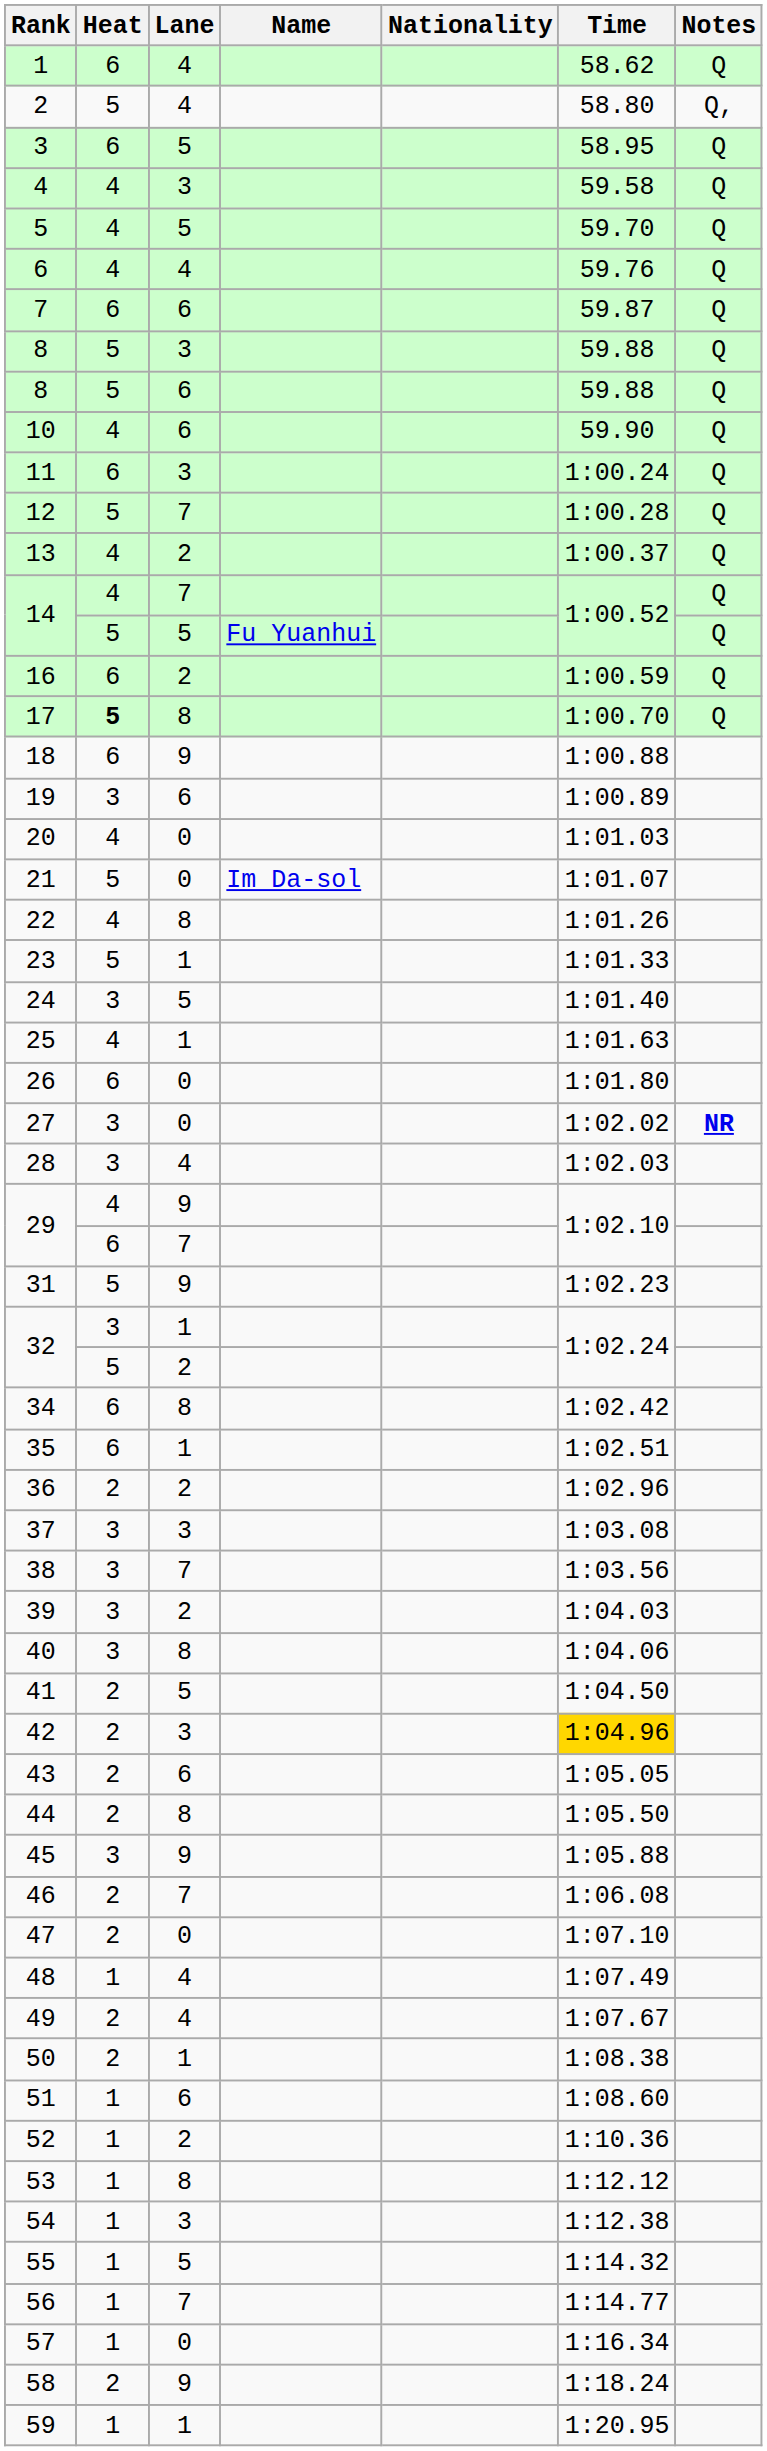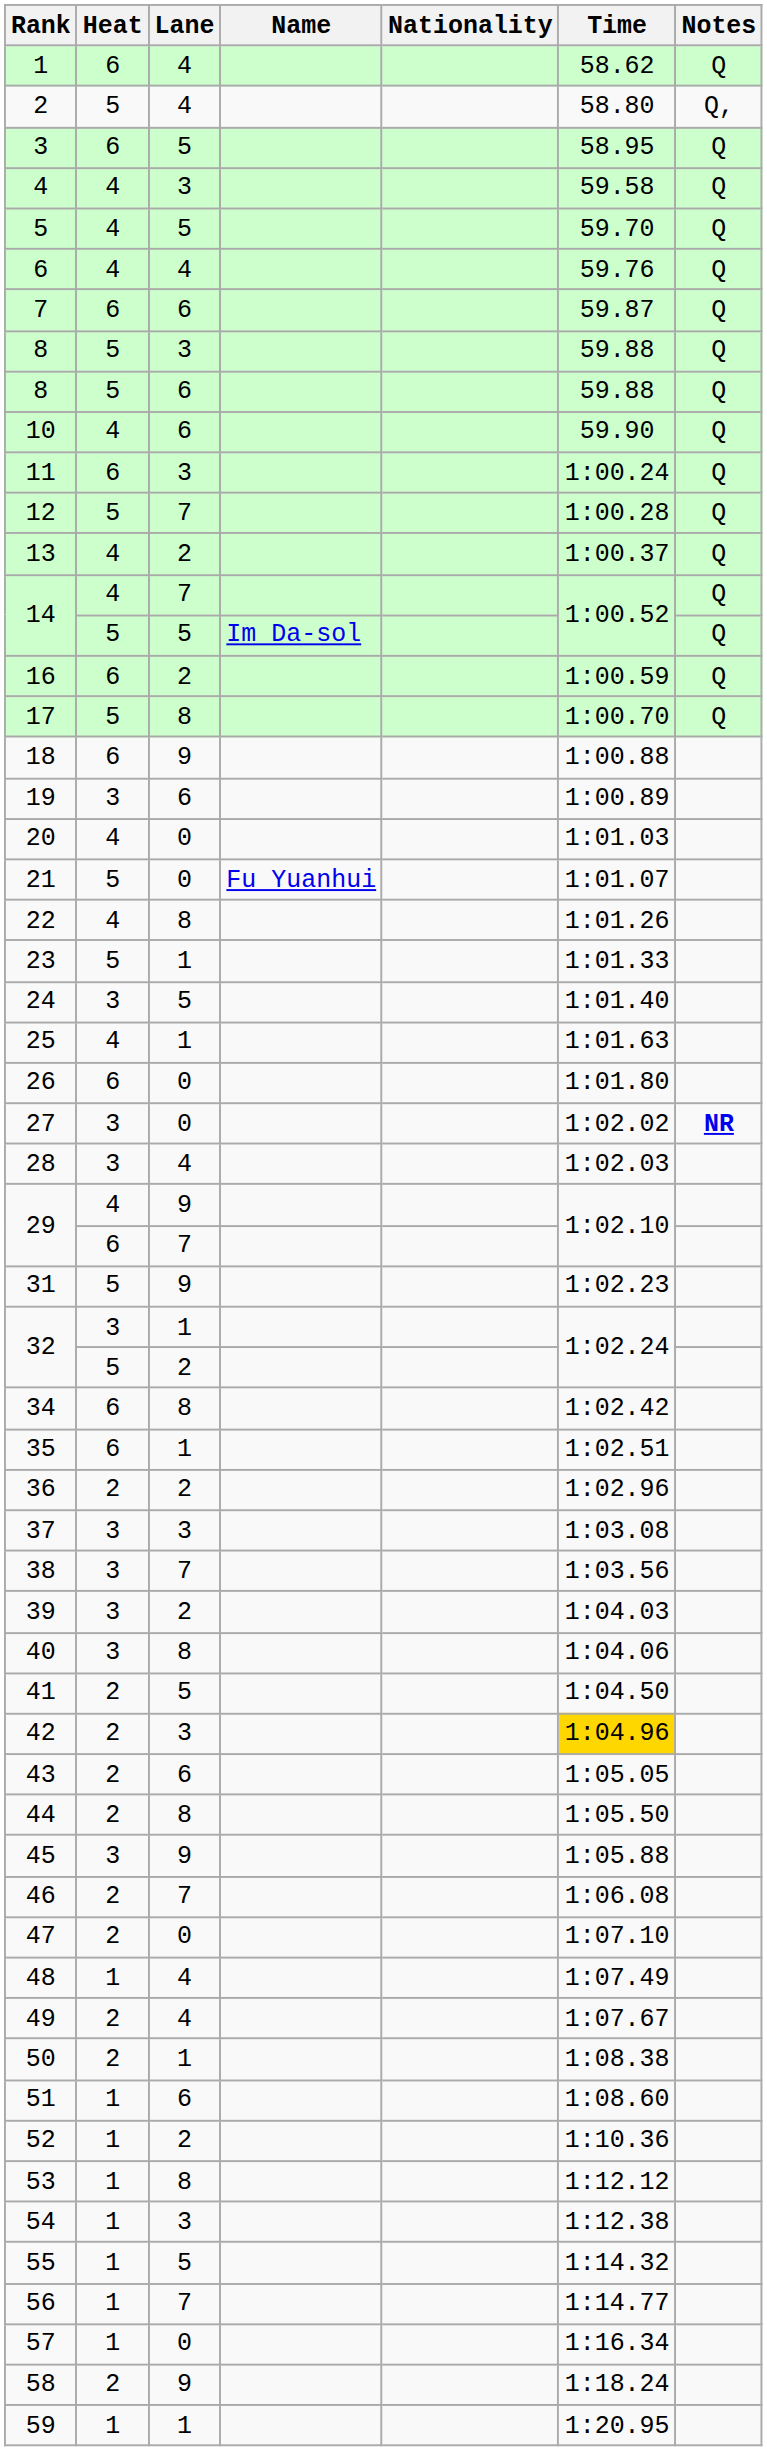(301, 635) Fu Yuanhui -> (294, 635) Im Da-sol
(113, 717) bold -> (113, 717) normal
(294, 880) Im Da-sol -> (301, 880) Fu Yuanhui
